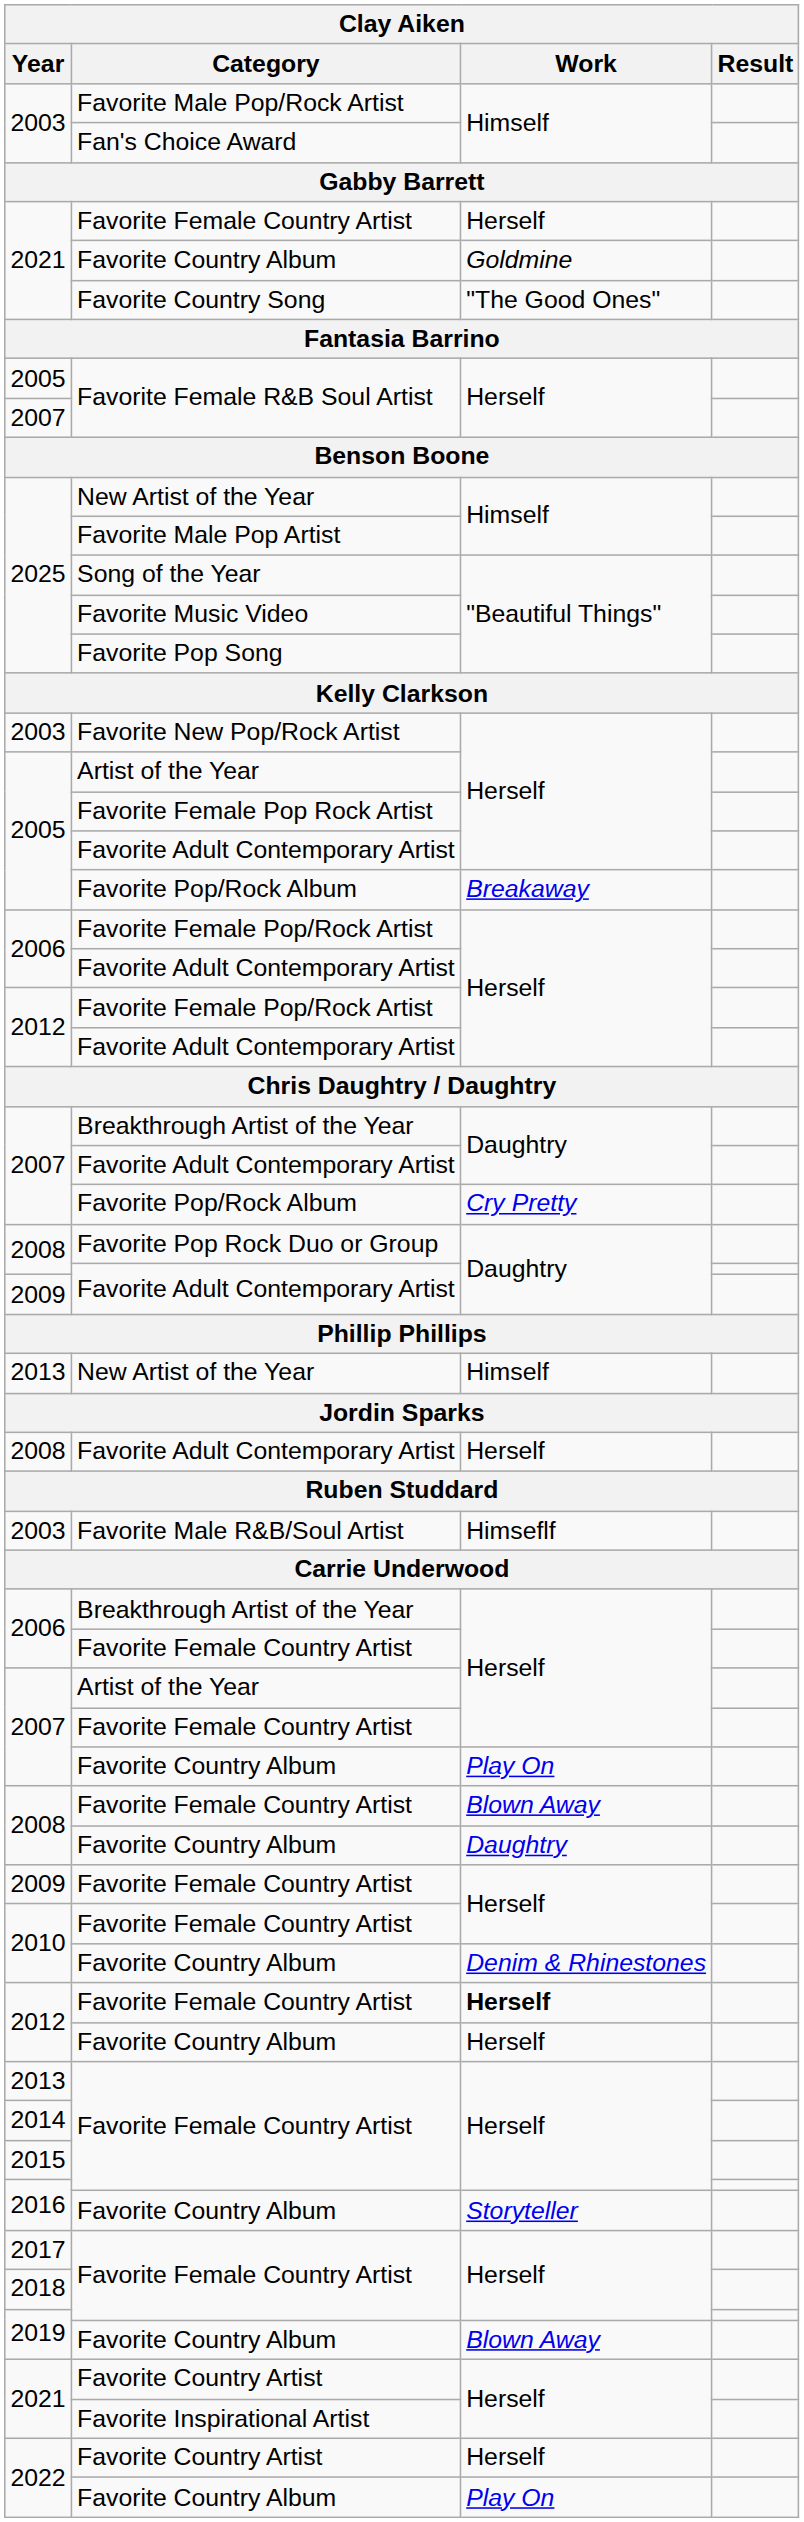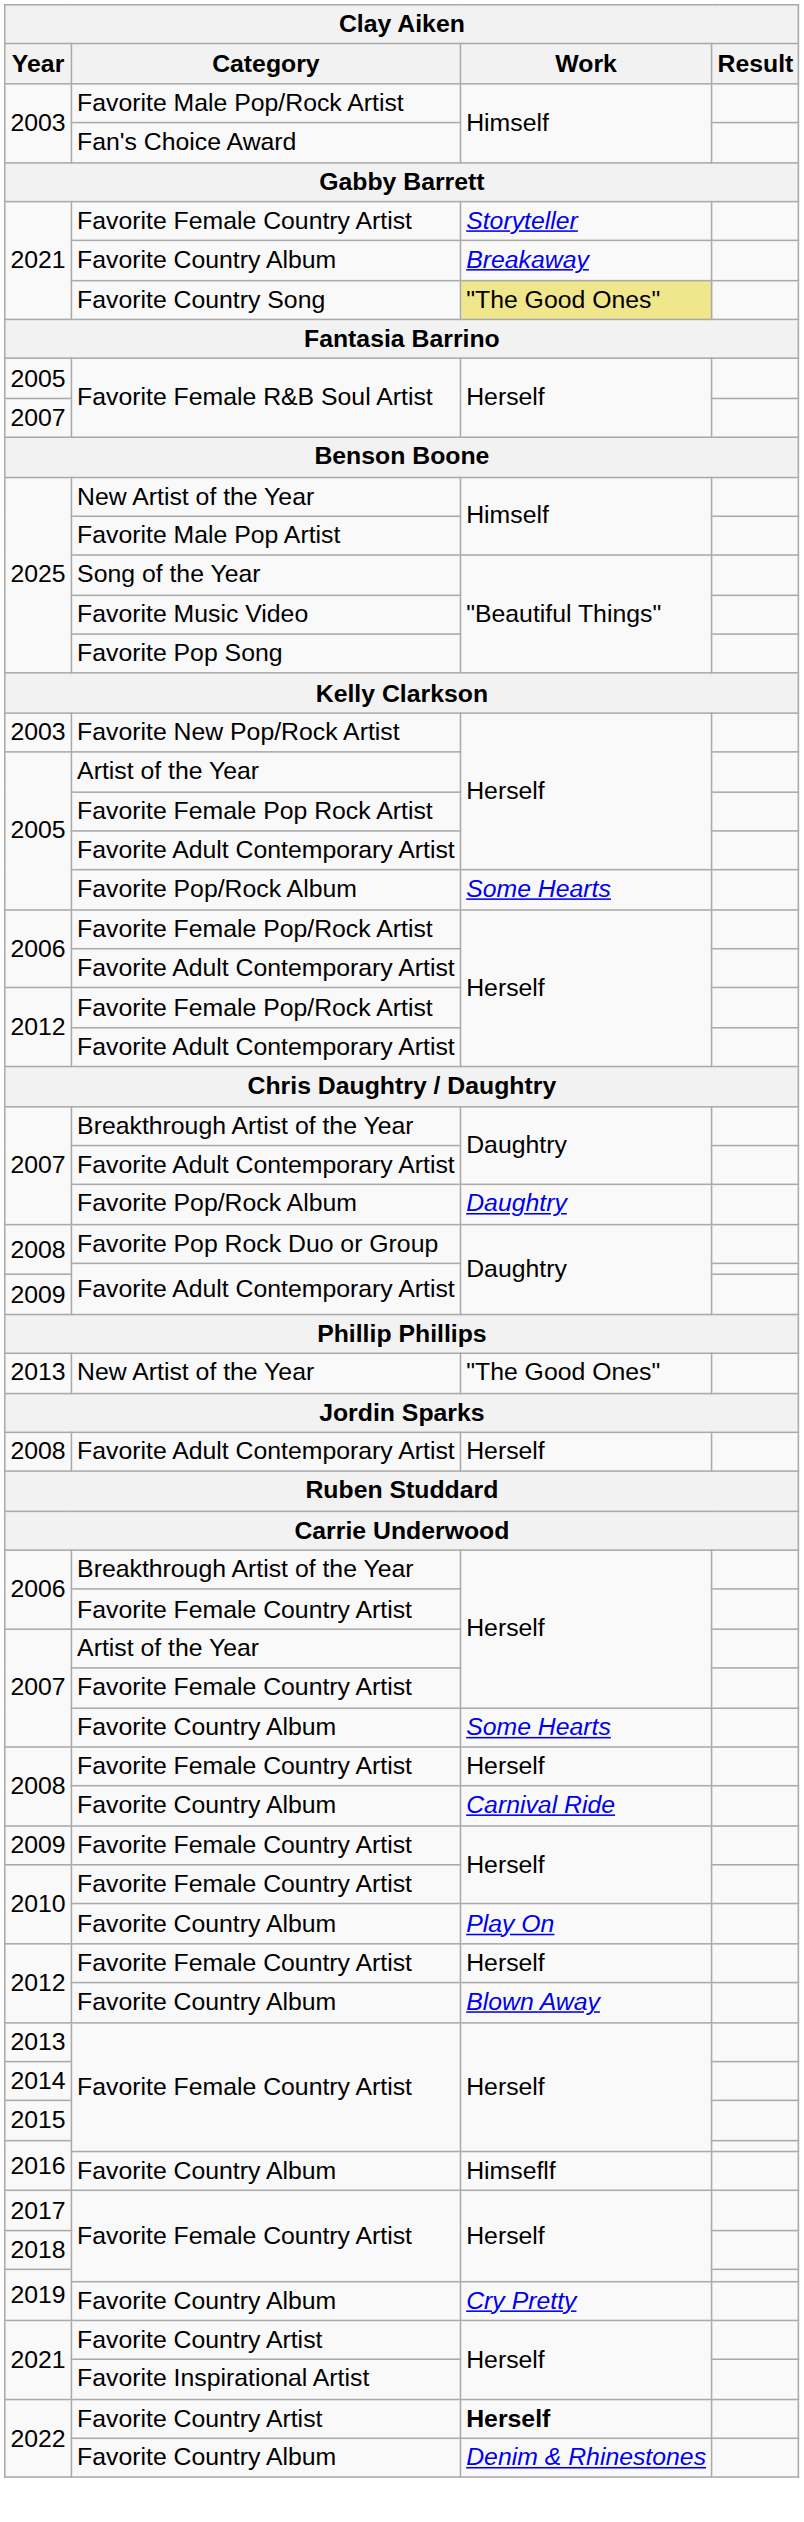(505, 220) Herself -> (522, 220) Storyteller
(519, 260) Goldmine -> (528, 260) Breakaway
(563, 299) no background -> (563, 299) khaki background
(528, 889) Breakaway -> (539, 889) Some Hearts
(521, 1204) Cry Pretty -> (517, 1204) Daughtry
(508, 1372) Himself -> (563, 1372) "The Good Ones"
- row: (38, 1530)
(510, 1766) Play On -> (539, 1726) Some Hearts
(533, 1805) Blown Away -> (505, 1766) Herself
(517, 1844) Daughtry -> (541, 1805) Carnival Ride
(586, 1962) Denim & Rhinestones -> (510, 1923) Play On
(508, 2002) bold -> (505, 1962) normal
(505, 2041) Herself -> (533, 2002) Blown Away
(522, 2210) Storyteller -> (511, 2170) Himseflf
(533, 2339) Blown Away -> (521, 2300) Cry Pretty
(505, 2457) normal -> (508, 2418) bold
(510, 2496) Play On -> (586, 2457) Denim & Rhinestones
